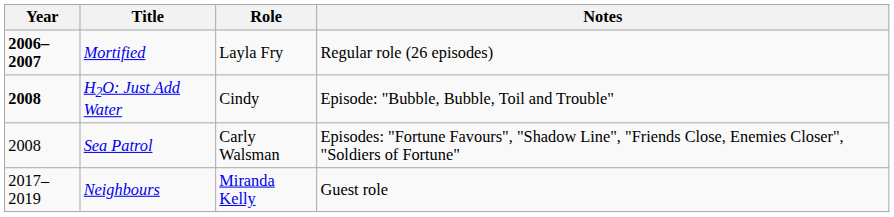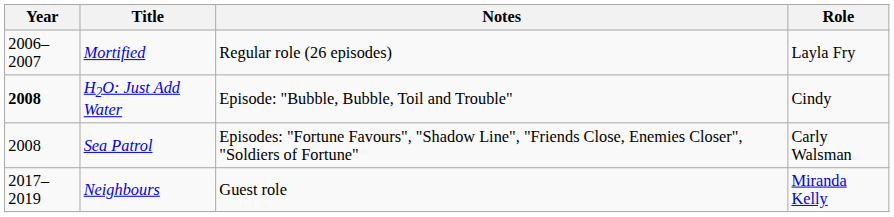columns swapped: (266, 17) <-> (603, 17)
(29, 52) bold -> (29, 52) normal
